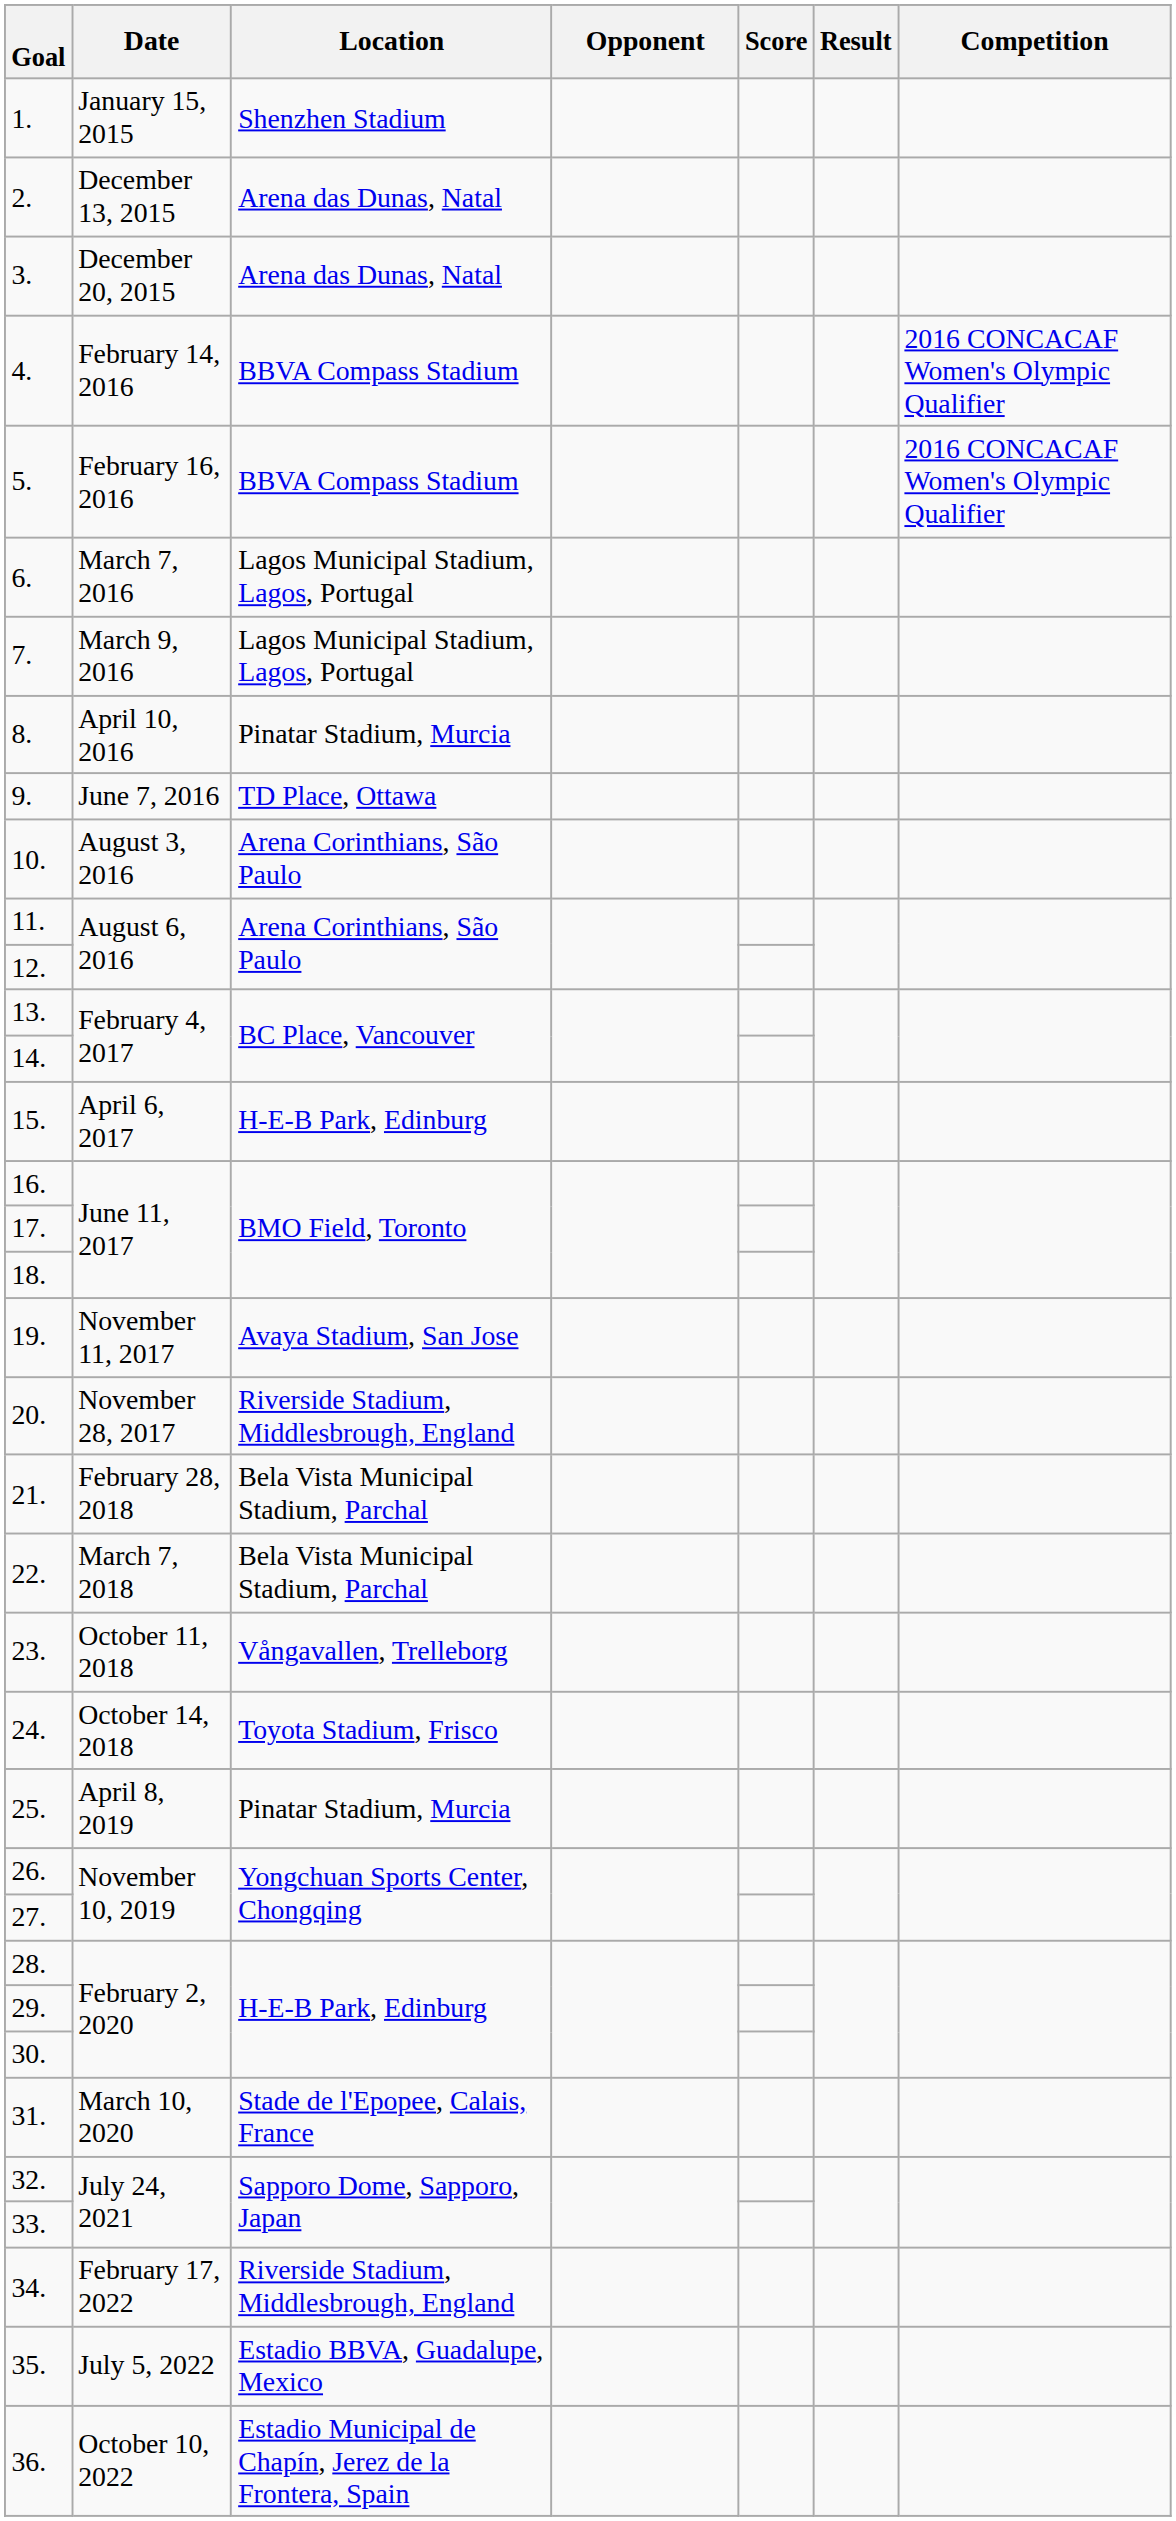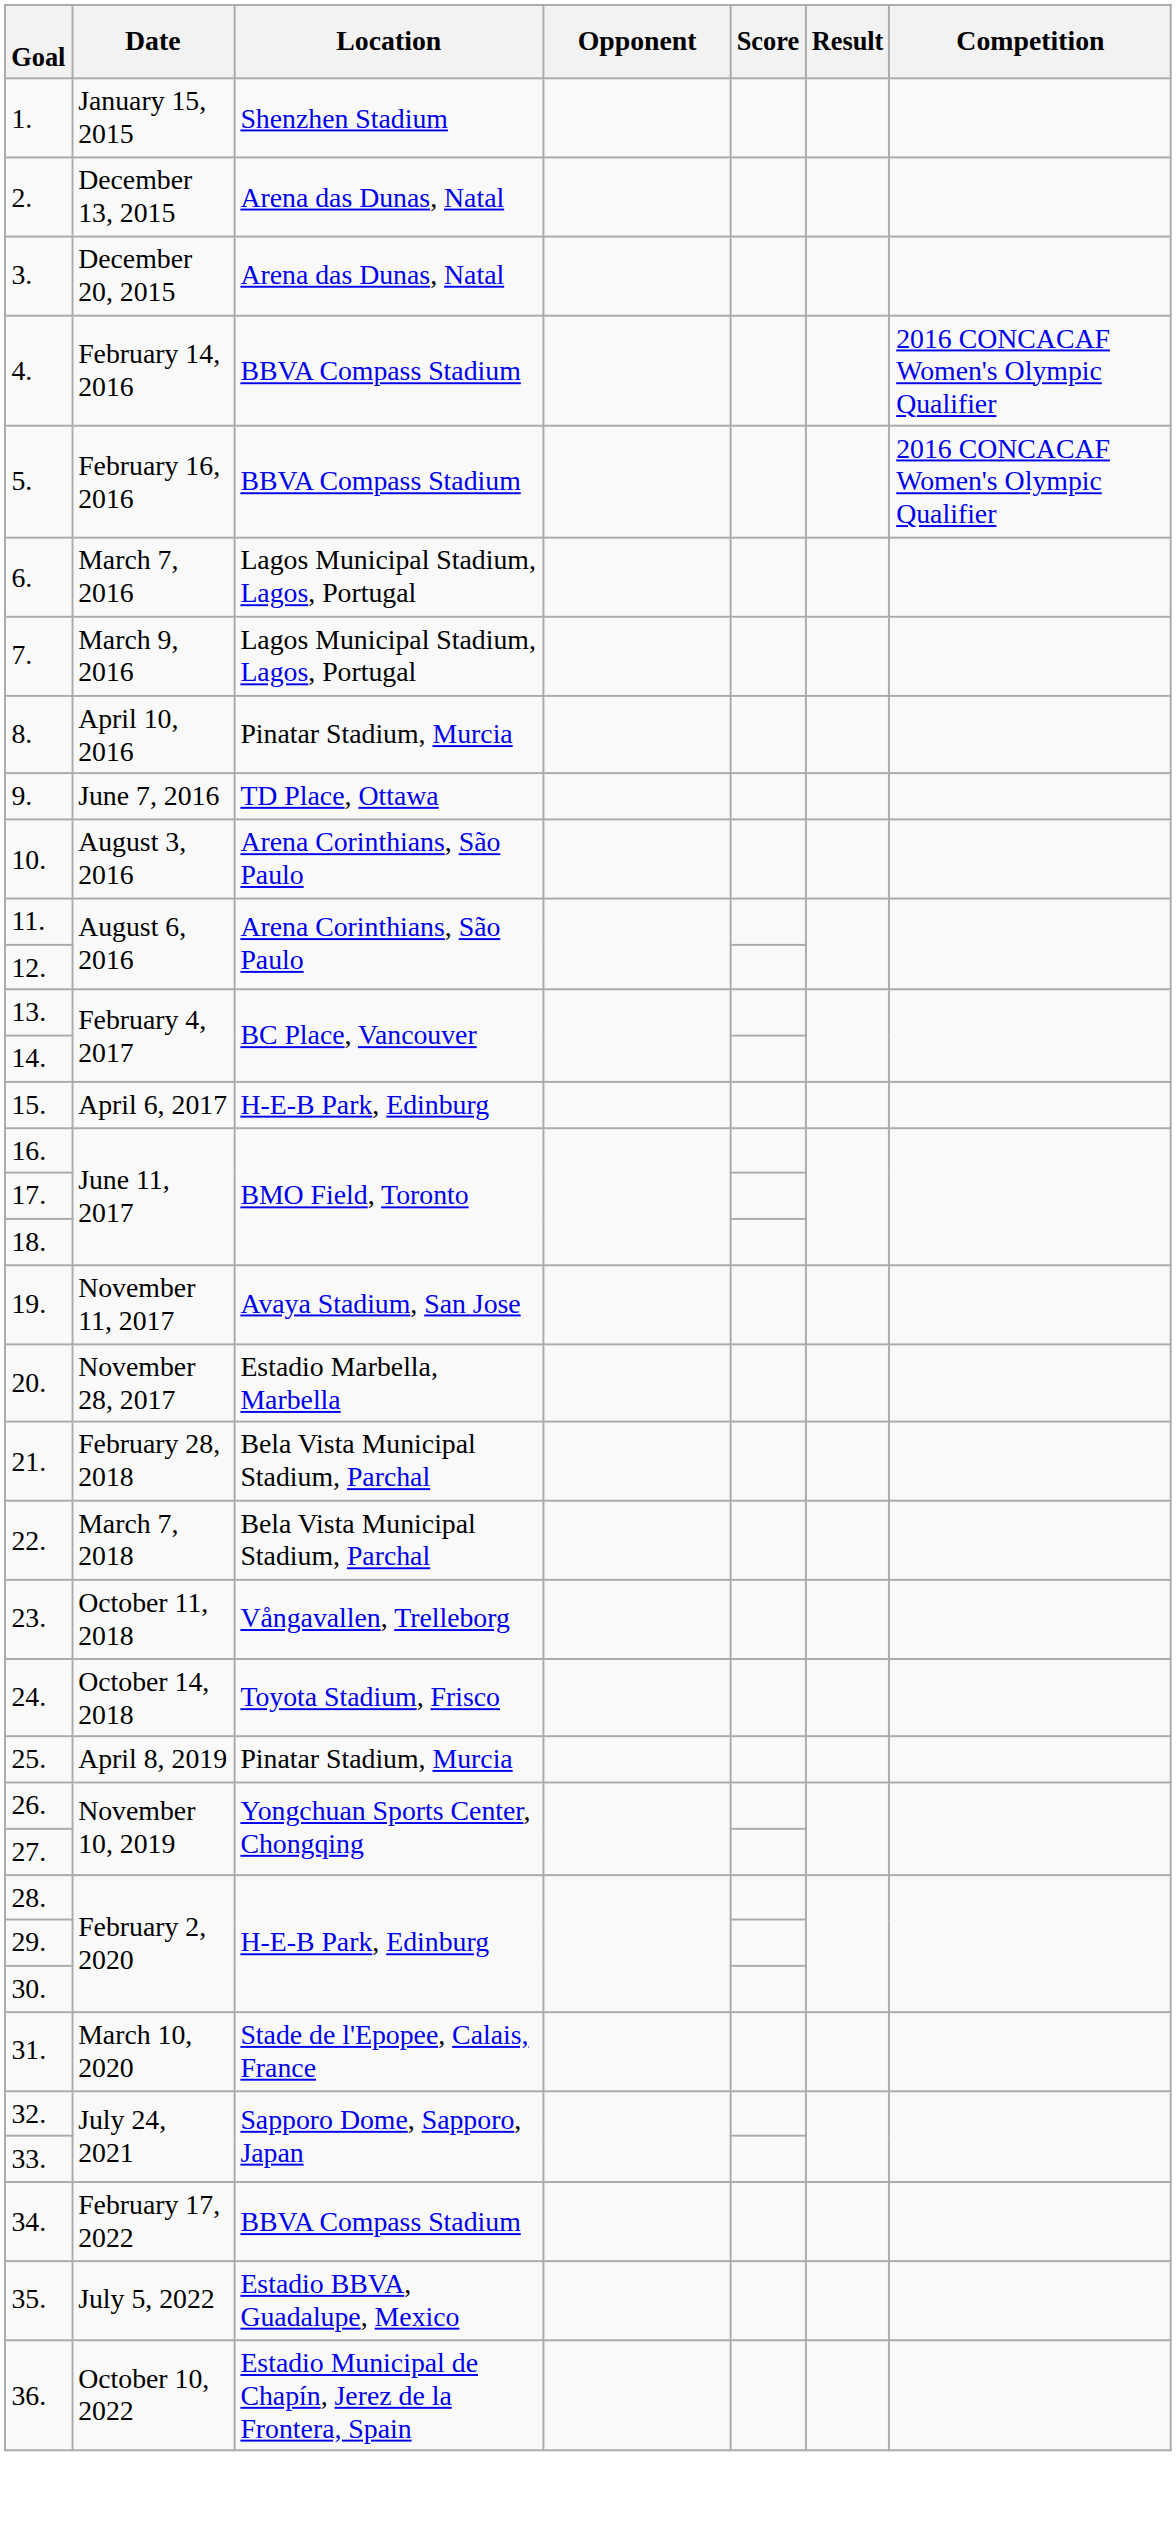(376, 1415) Riverside Stadium, Middlesbrough, England -> (339, 1383) Estadio Marbella, Marbella
(376, 2287) Riverside Stadium, Middlesbrough, England -> (381, 2221) BBVA Compass Stadium
